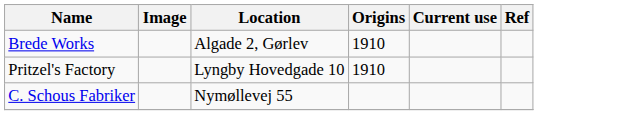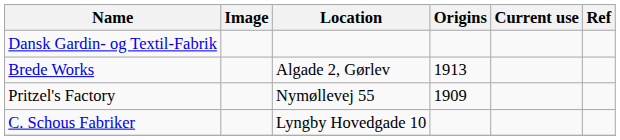+ row: (113, 43)
(368, 43) 1910 -> (450, 69) 1913
(269, 69) Lyngby Hovedgade 10 -> (325, 95) Nymøllevej 55
(368, 69) 1910 -> (450, 95) 1909
(243, 95) Nymøllevej 55 -> (351, 122) Lyngby Hovedgade 10
